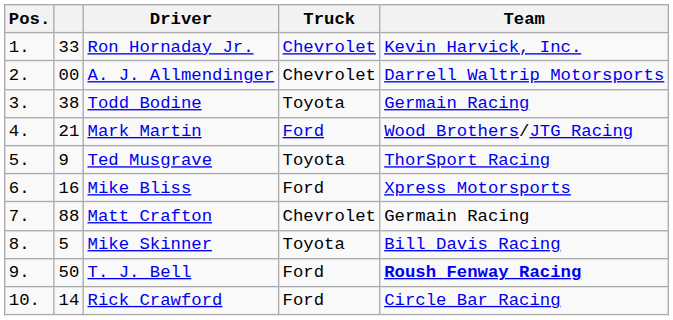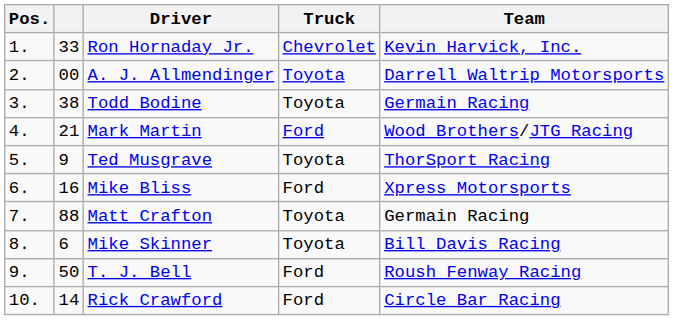(329, 75) Chevrolet -> (314, 75) Toyota
(329, 216) Chevrolet -> (314, 216) Toyota
(64, 244) 5 -> (64, 244) 6
(483, 272) bold -> (483, 272) normal
